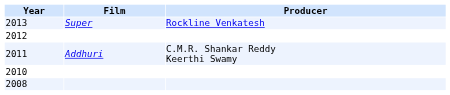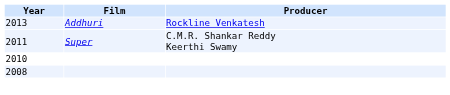(79, 23) Super -> (84, 23) Addhuri
- row: (16, 36)
(84, 54) Addhuri -> (79, 41) Super
